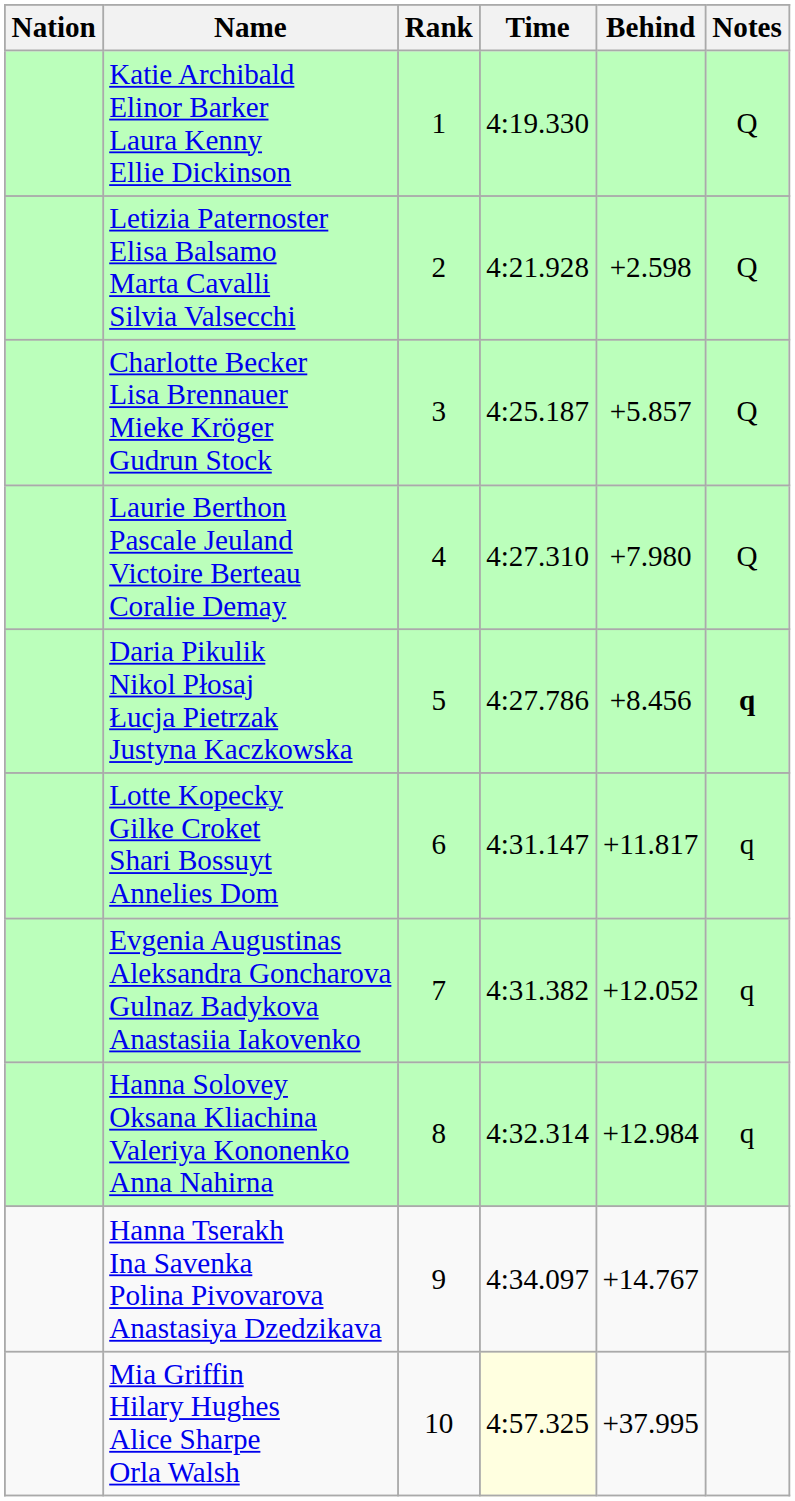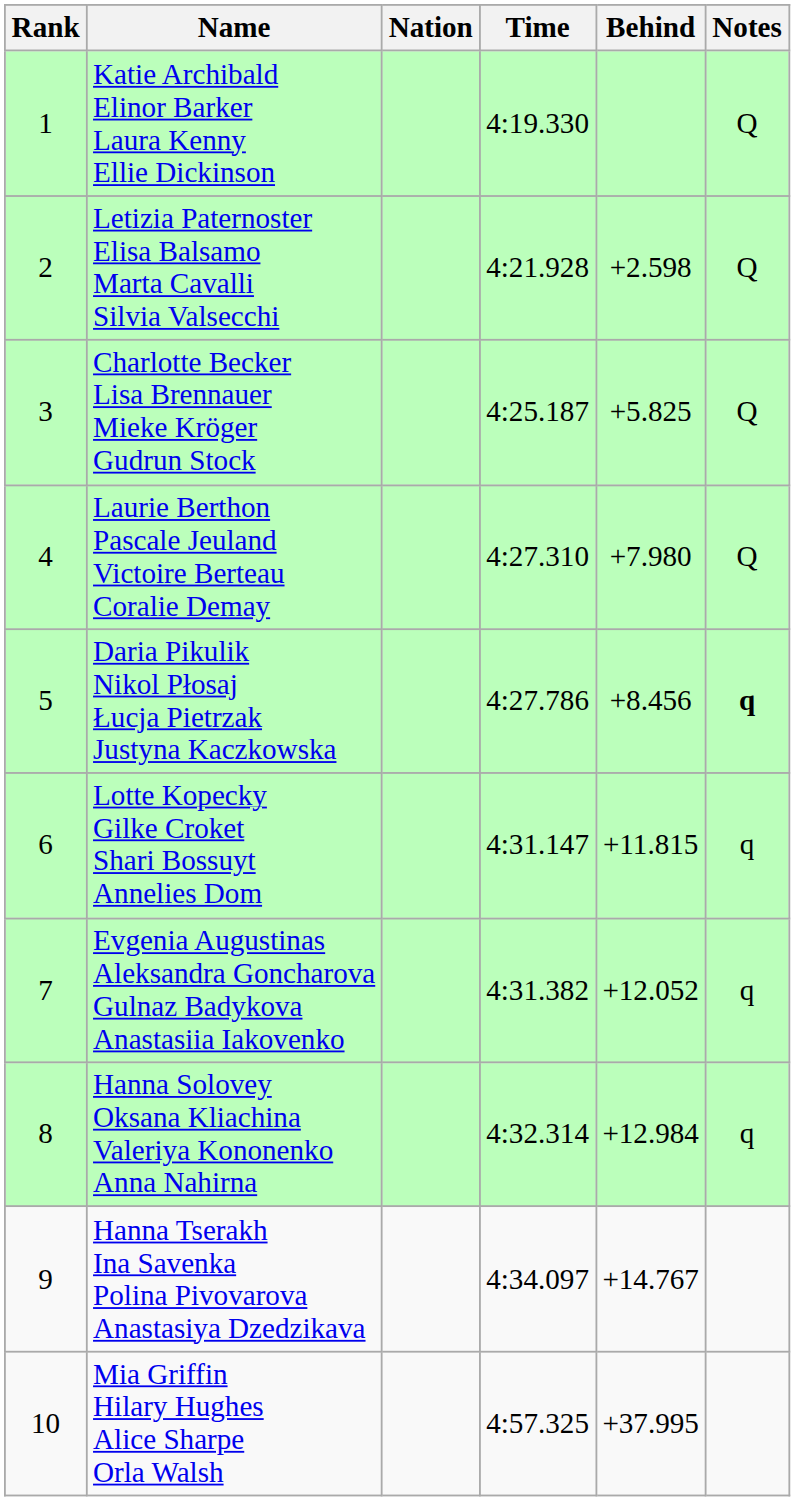columns swapped: (439, 27) <-> (54, 27)
(651, 411) +5.857 -> (651, 411) +5.825
(651, 845) +11.817 -> (651, 845) +11.815
(538, 1423) lightyellow background -> (538, 1423) no background
